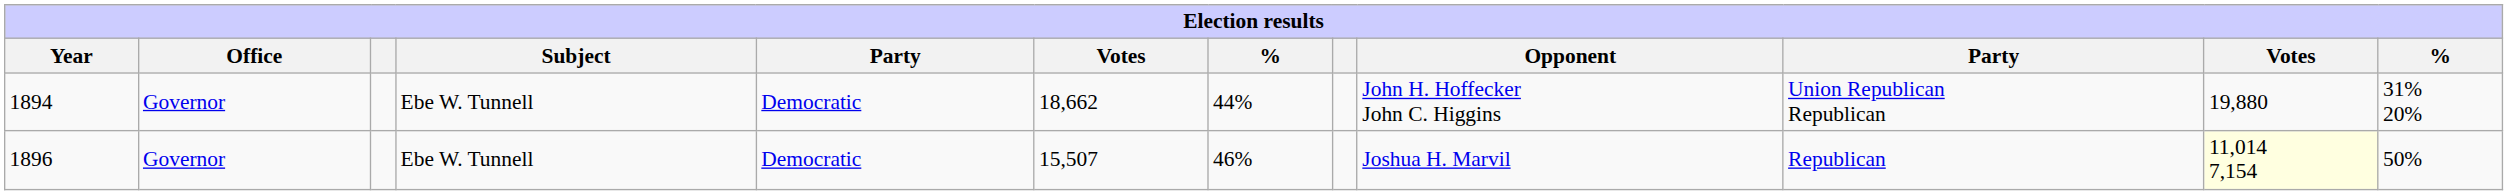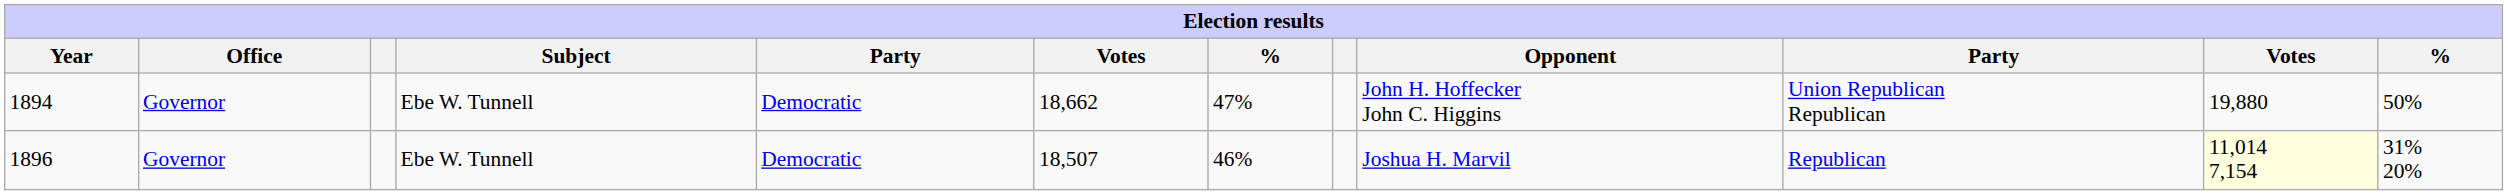(1233, 101) 44% -> (1233, 101) 47%
(2403, 101) 31% 20% -> (2403, 101) 50%
(1069, 159) 15,507 -> (1069, 159) 18,507
(2403, 159) 50% -> (2403, 159) 31% 20%
